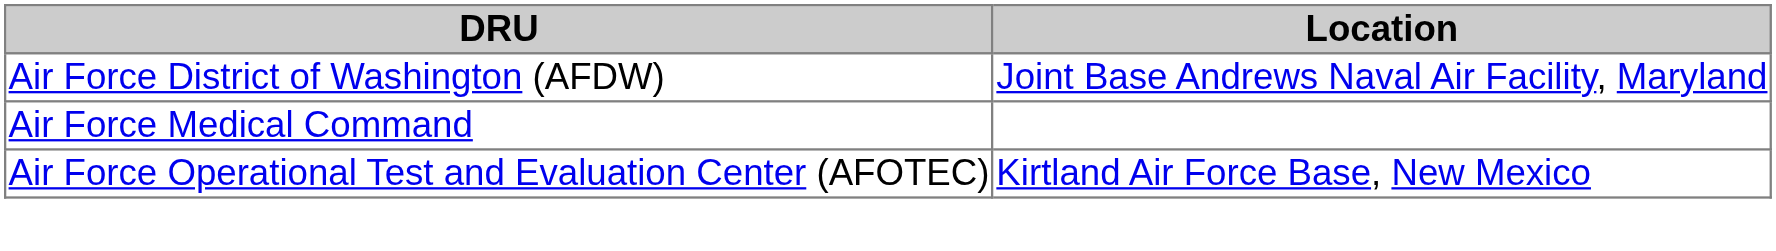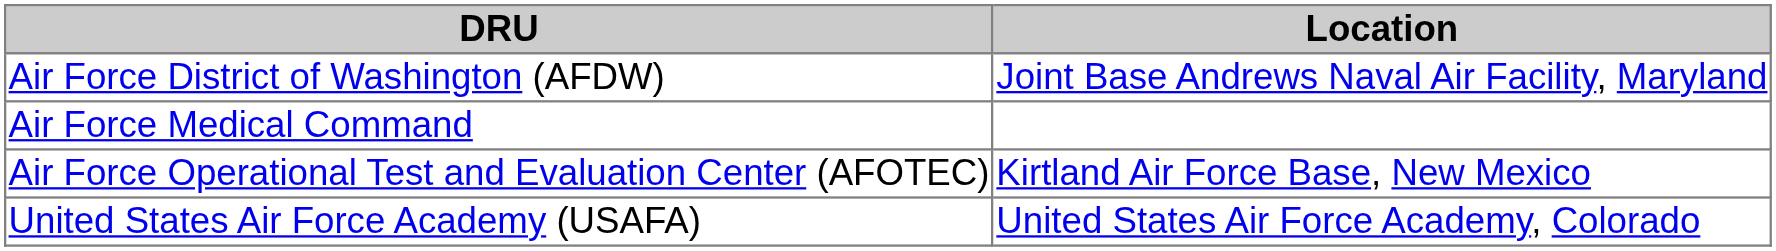+ row: (355, 220)
